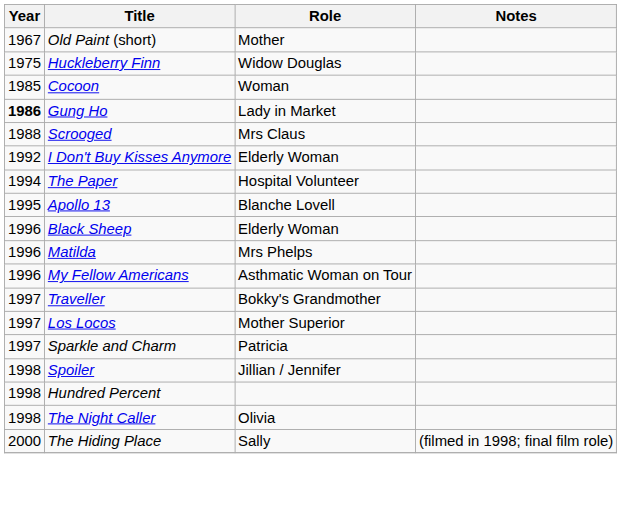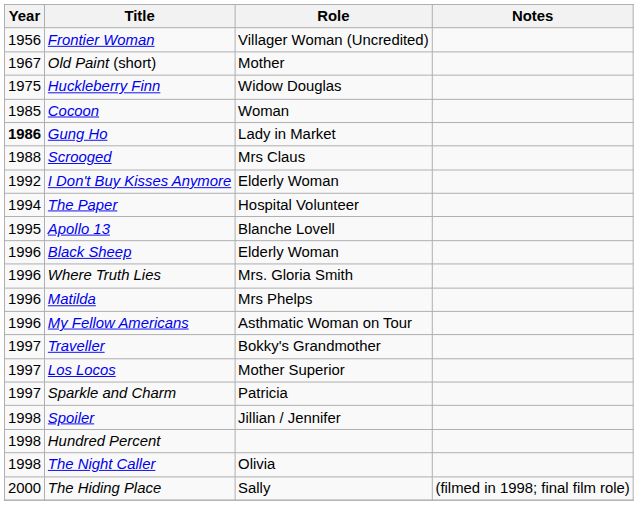+ row: (101, 39)
+ row: (104, 275)
